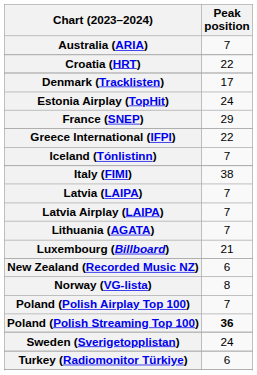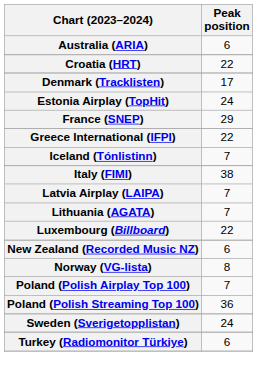(227, 45) 7 -> (227, 45) 6
- row: (103, 193)
(227, 249) 21 -> (227, 230) 22
(227, 323) bold -> (227, 304) normal
